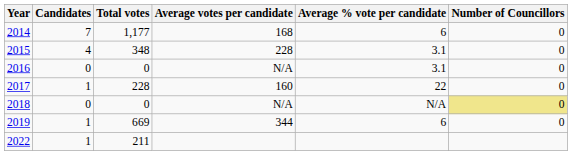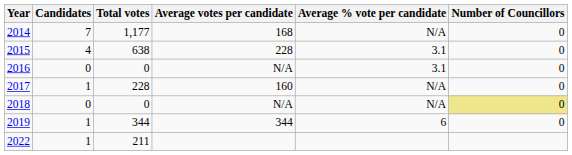(443, 31) 6 -> (436, 31) N/A
(141, 50) 348 -> (141, 50) 638
(440, 86) 22 -> (436, 86) N/A
(141, 123) 669 -> (141, 123) 344
